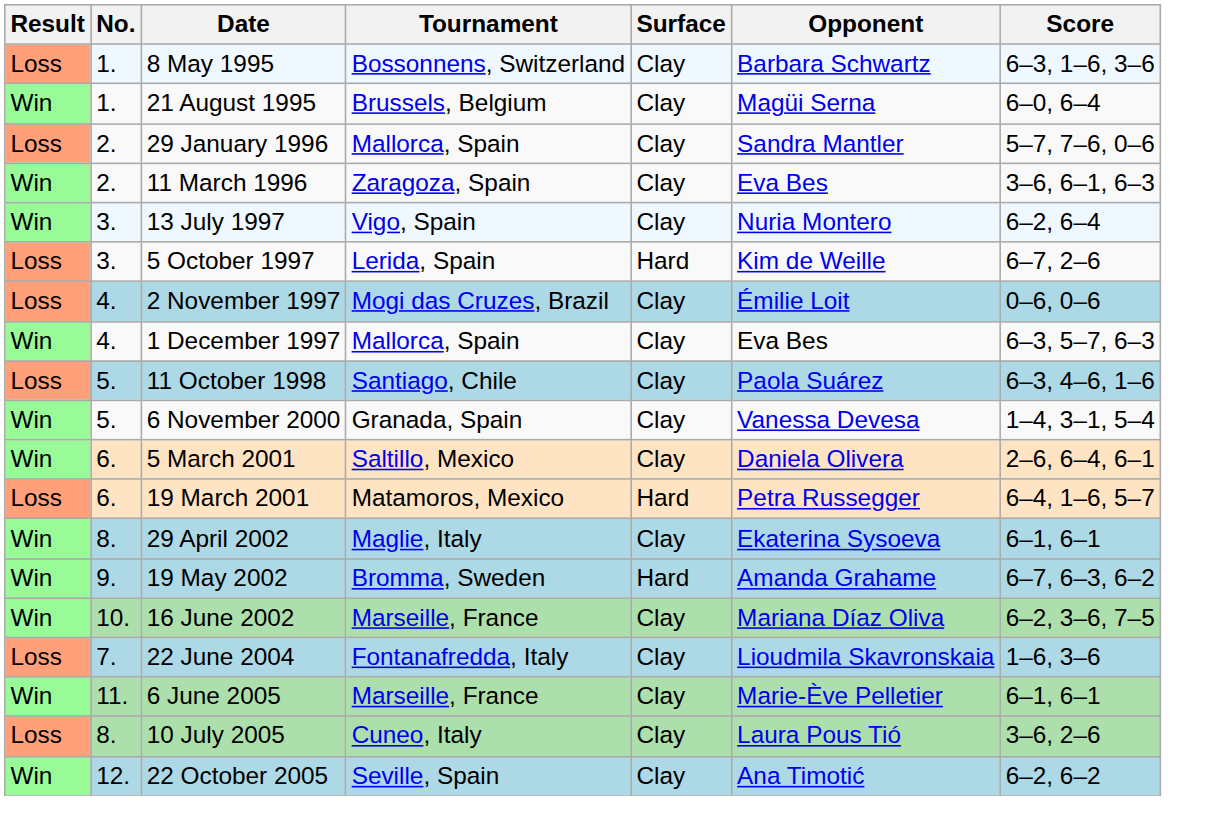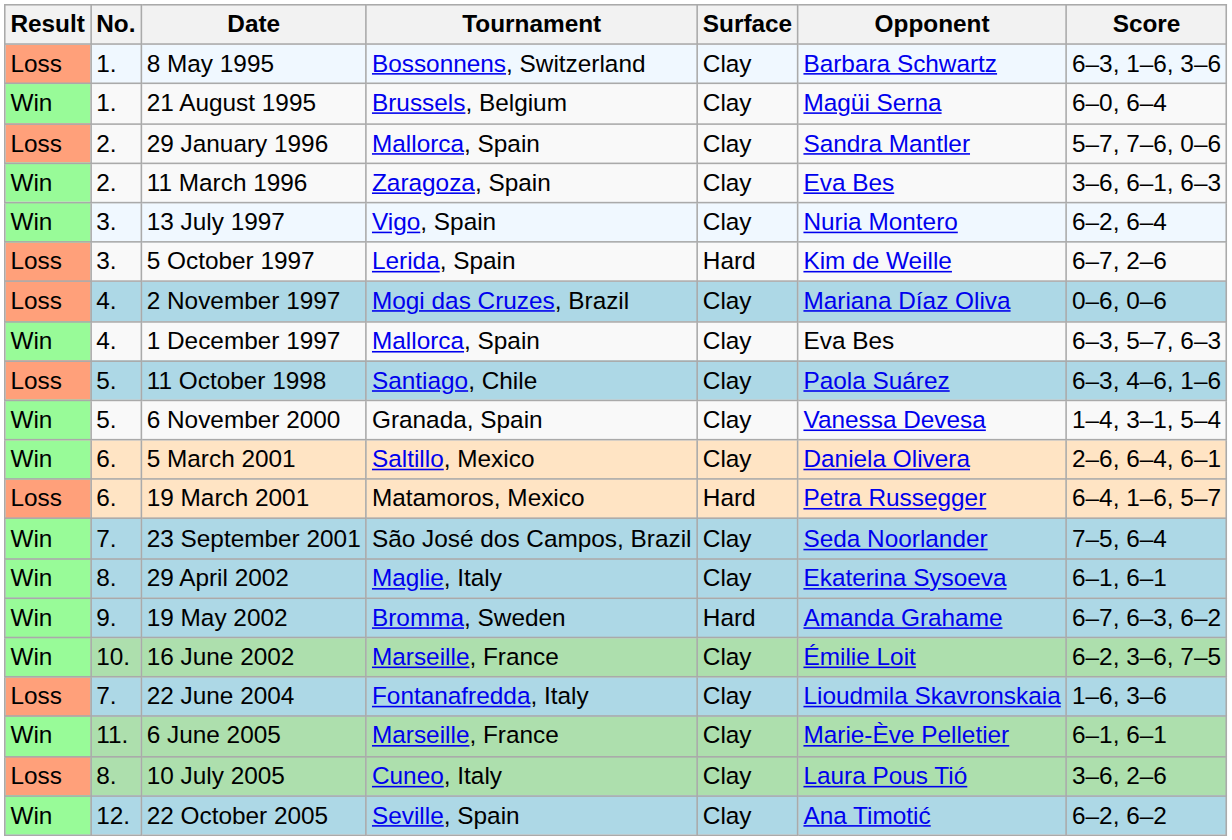(793, 300) Émilie Loit -> (907, 300) Mariana Díaz Oliva
+ row: (254, 537)
(841, 616) Mariana Díaz Oliva -> (860, 656) Émilie Loit
